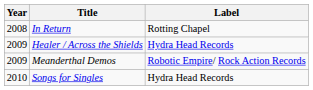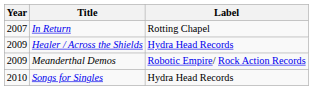(17, 28) 2008 -> (17, 28) 2007
